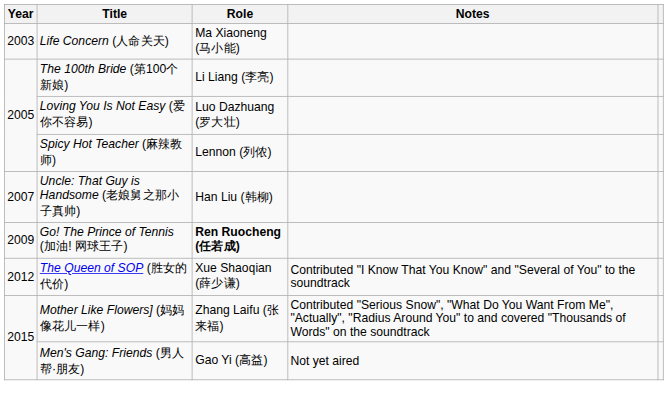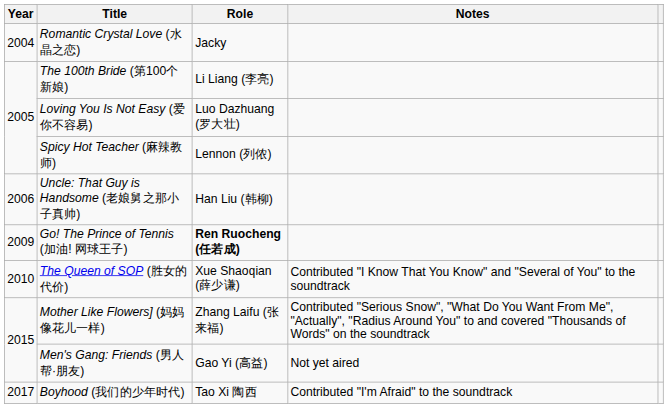- row: (104, 41)
+ row: (111, 42)
(21, 197) 2007 -> (21, 199) 2006
(21, 276) 2012 -> (21, 279) 2010
+ row: (112, 392)
